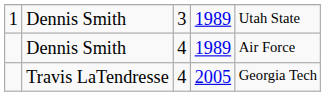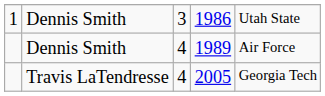(213, 18) 1989 -> (213, 18) 1986
